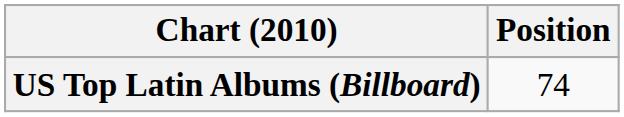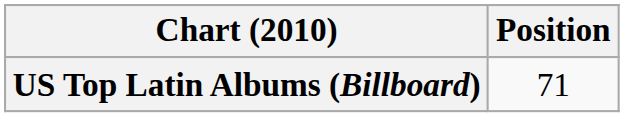(553, 83) 74 -> (553, 83) 71
